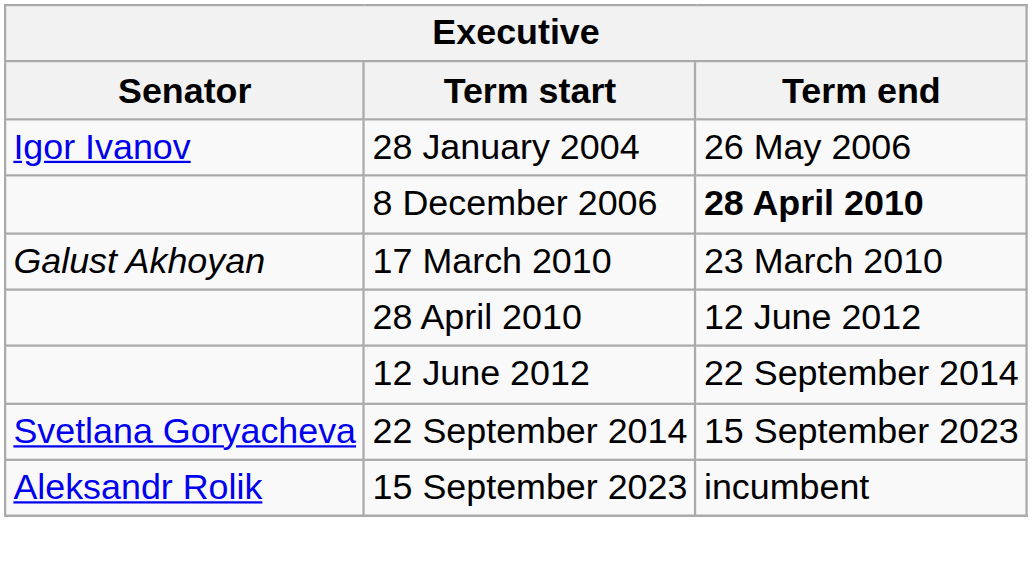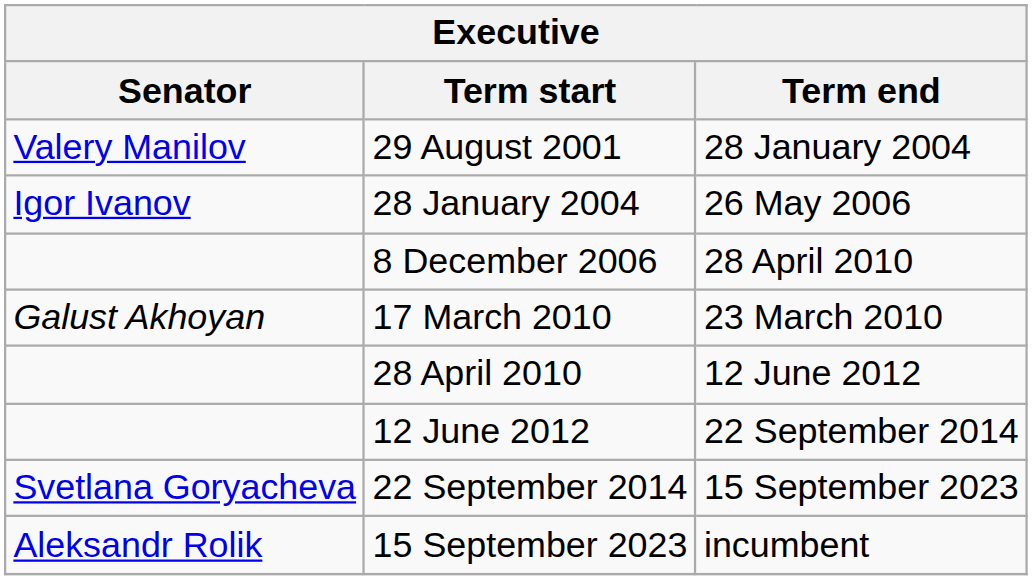+ row: (497, 146)
(814, 203) bold -> (809, 260) normal
